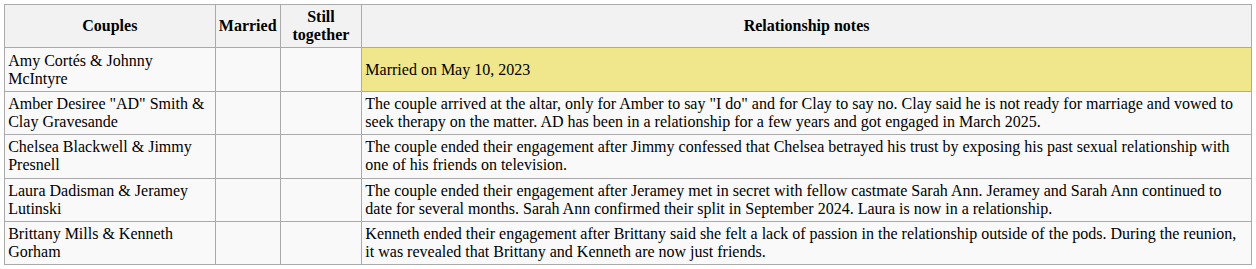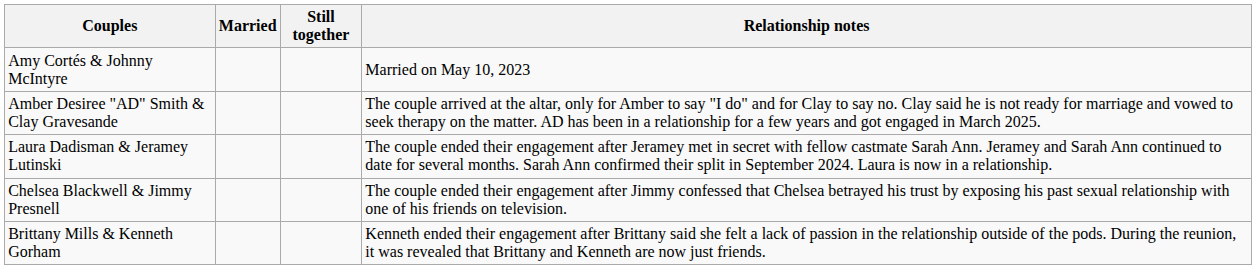(448, 69) khaki background -> (448, 69) no background
rows swapped: (100, 156) <-> (98, 199)
